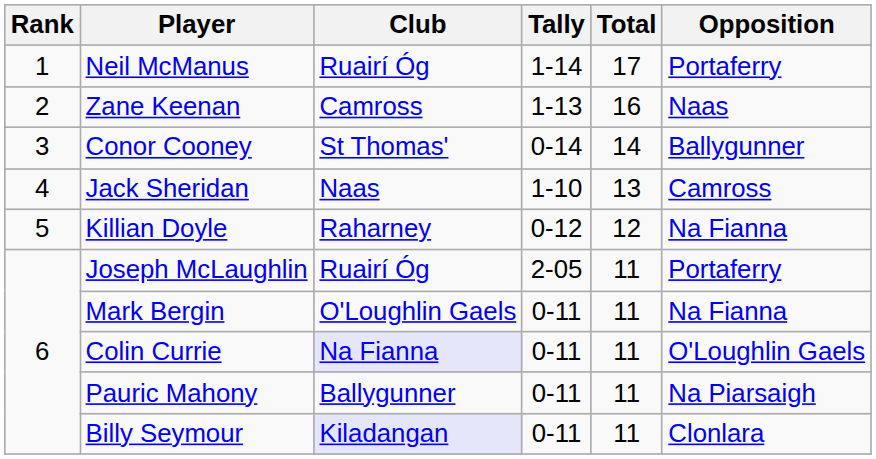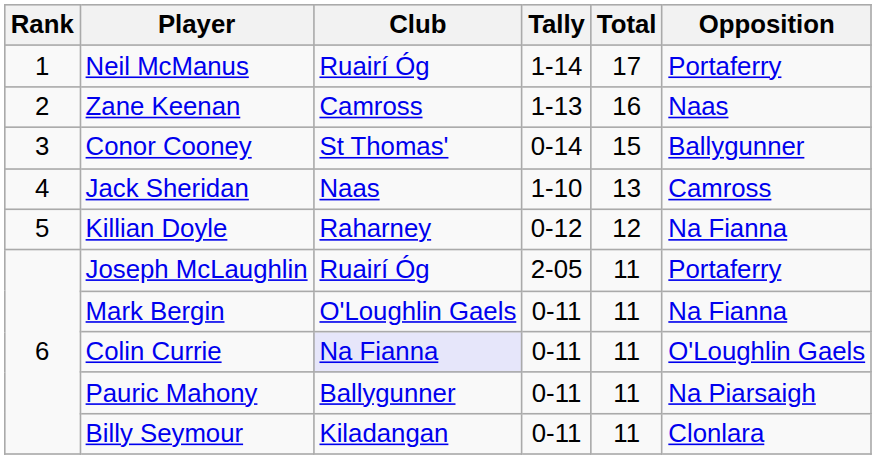(627, 147) 14 -> (627, 147) 15
(384, 433) lavender background -> (384, 433) no background
